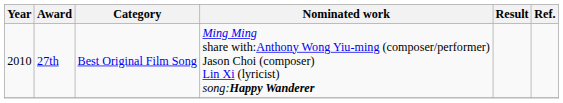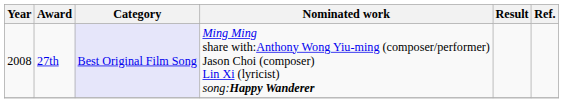(19, 60) 2010 -> (19, 60) 2008
(137, 60) no background -> (137, 60) lavender background
